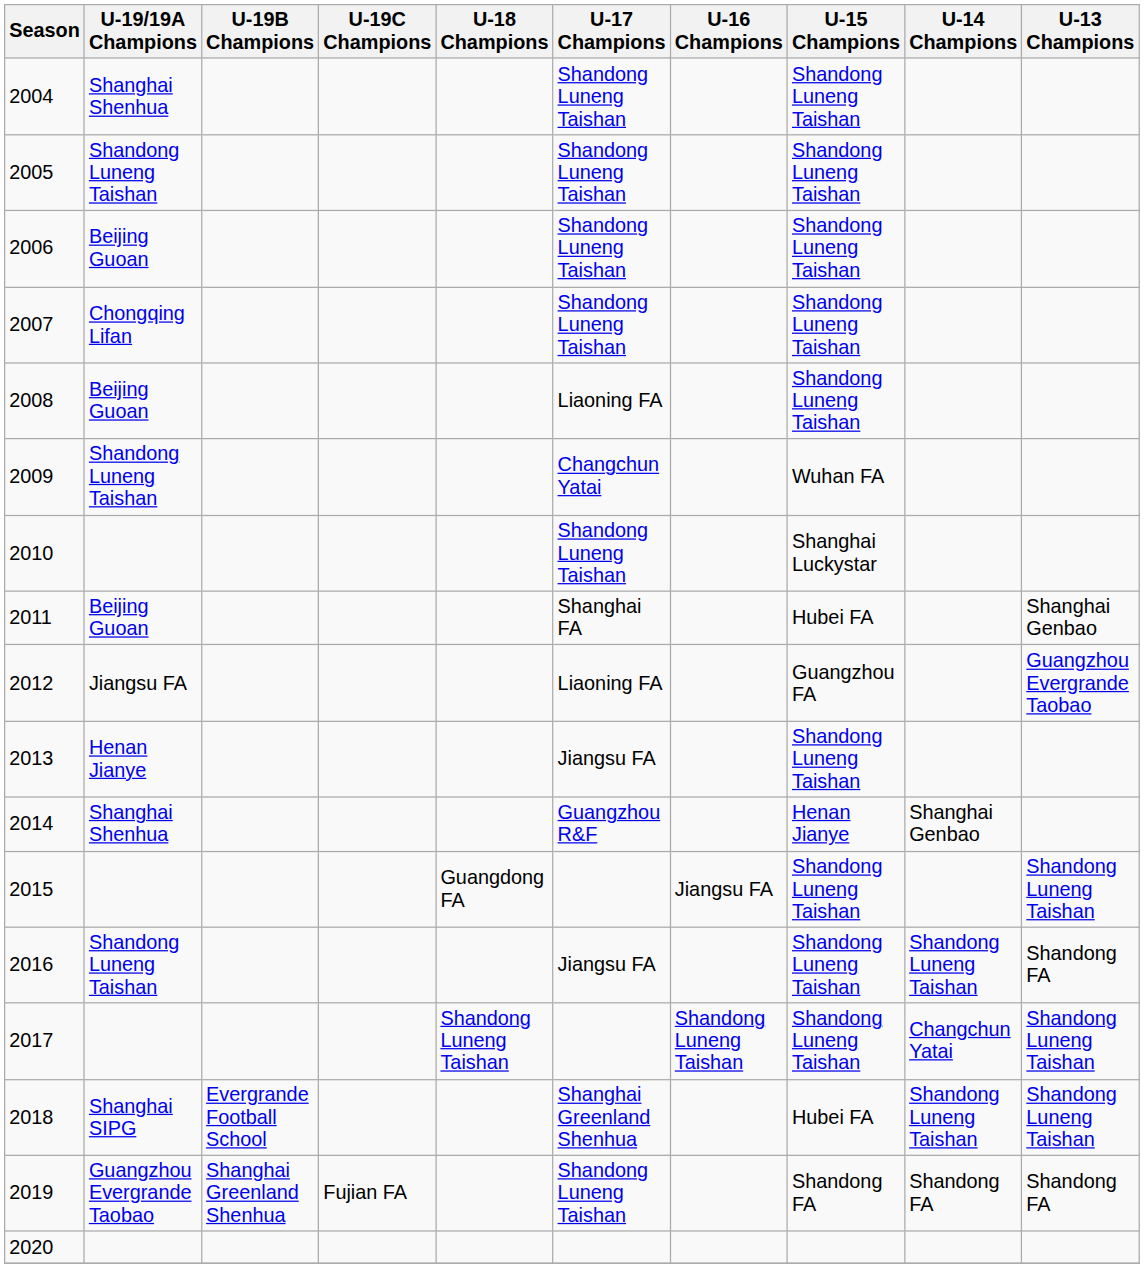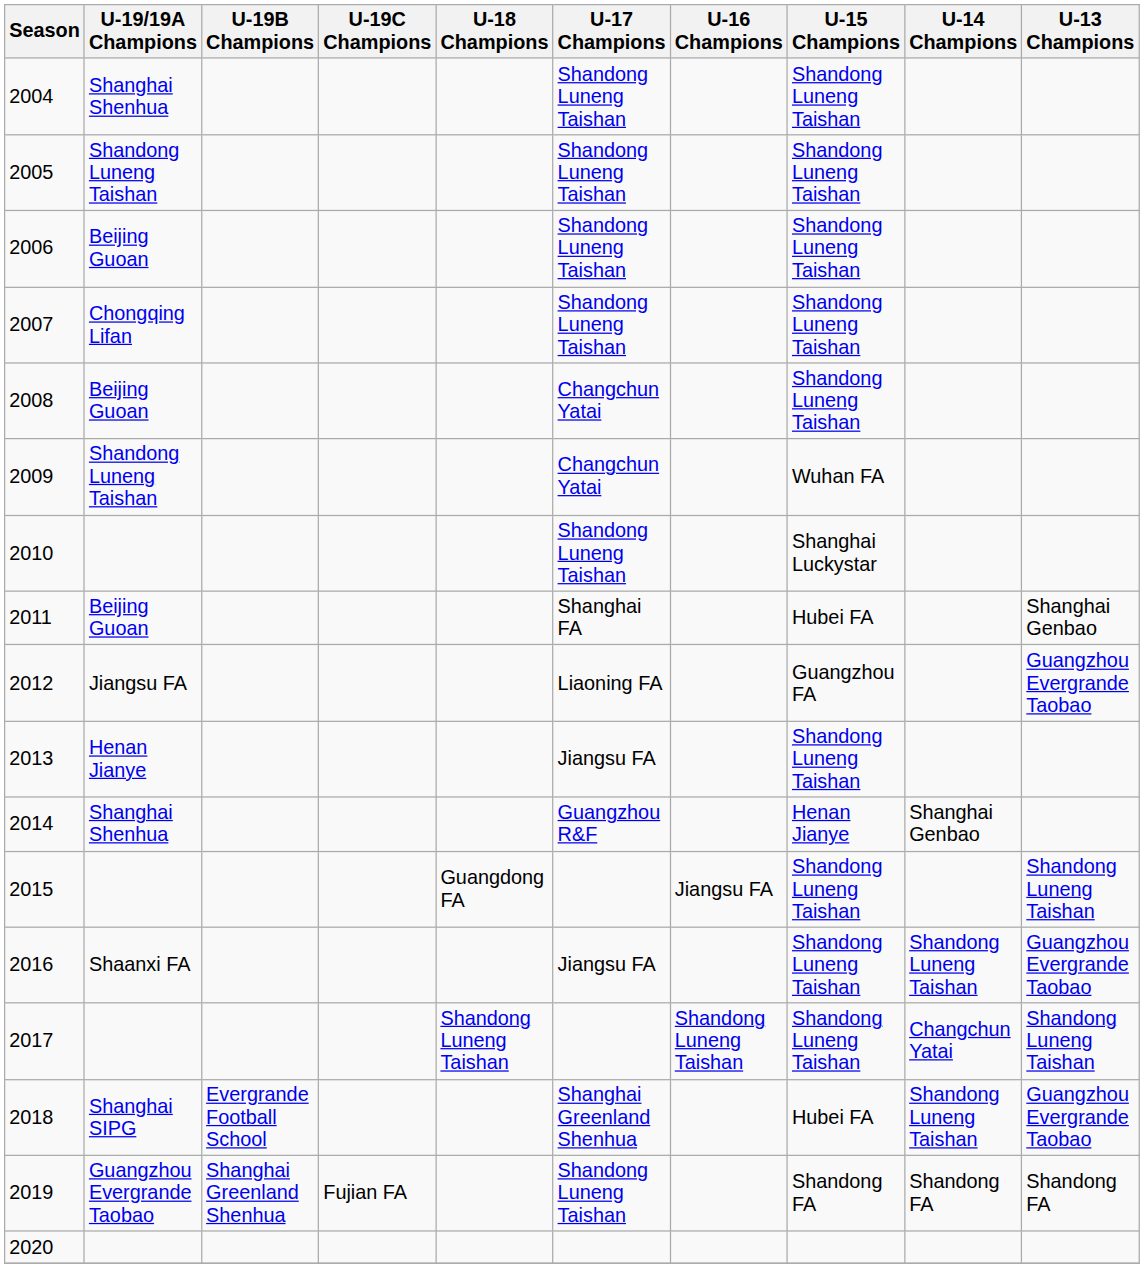(610, 400) Liaoning FA -> (608, 400) Changchun Yatai
(134, 964) Shandong Luneng Taishan -> (140, 964) Shaanxi FA
(1072, 964) Shandong FA -> (1078, 964) Guangzhou Evergrande Taobao
(1072, 1117) Shandong Luneng Taishan -> (1078, 1117) Guangzhou Evergrande Taobao
